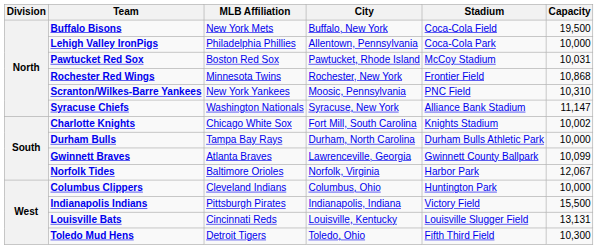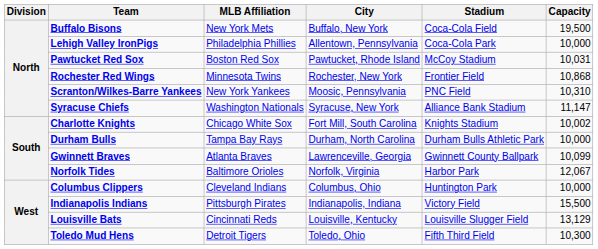(575, 220) 13,131 -> (575, 220) 13,129
